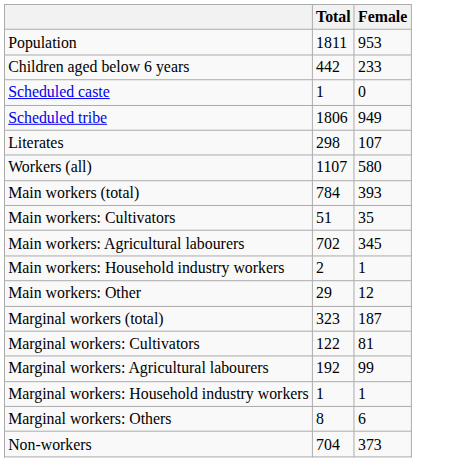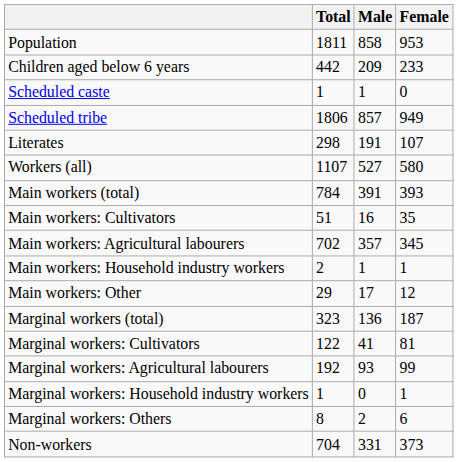+ column: (375, 17)
